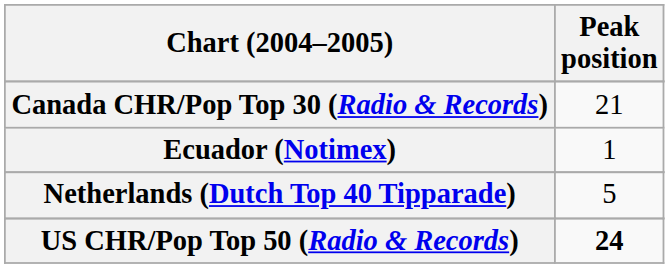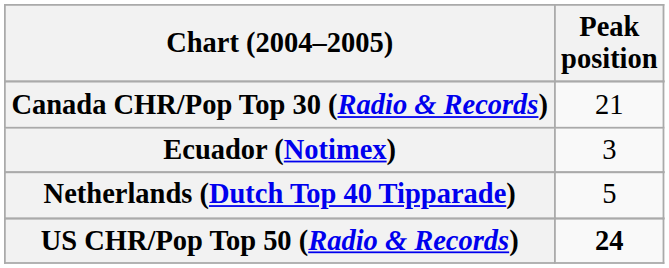(609, 149) 1 -> (609, 149) 3
